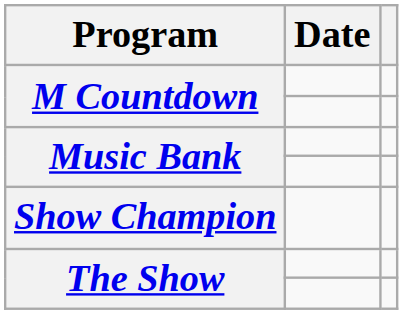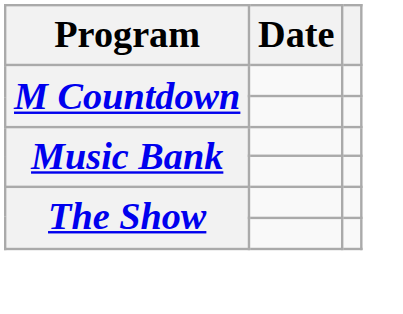- row: (145, 216)
